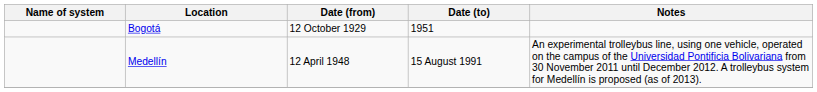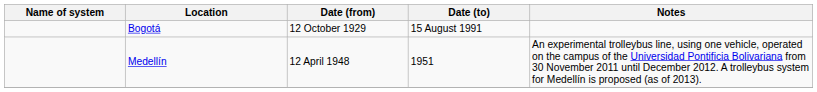(422, 28) 1951 -> (446, 28) 15 August 1991
(446, 62) 15 August 1991 -> (422, 62) 1951
